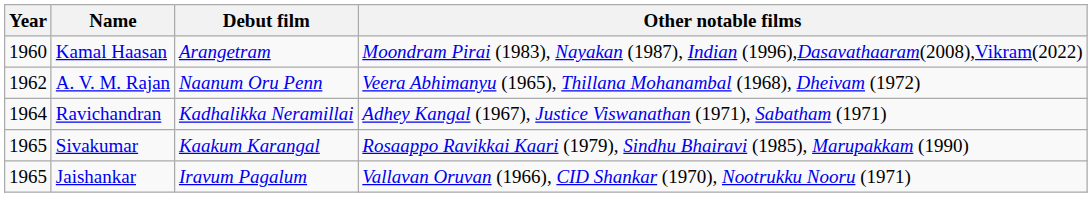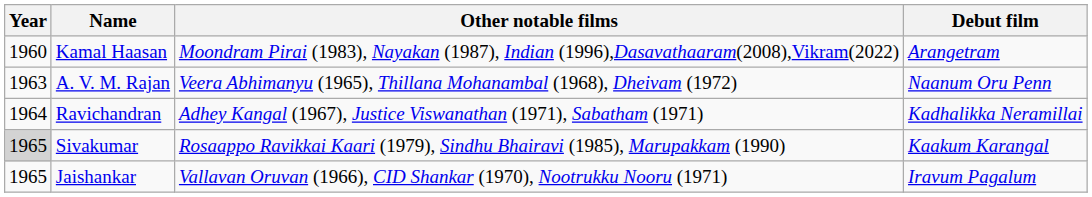columns swapped: (266, 20) <-> (722, 20)
(28, 83) 1962 -> (28, 83) 1963
(28, 145) no background -> (28, 145) lightgrey background
